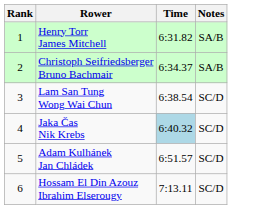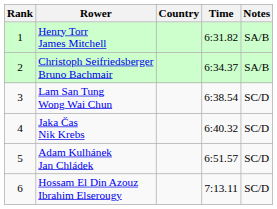+ column: (179, 13)
(176, 128) lightblue background -> (221, 128) no background
